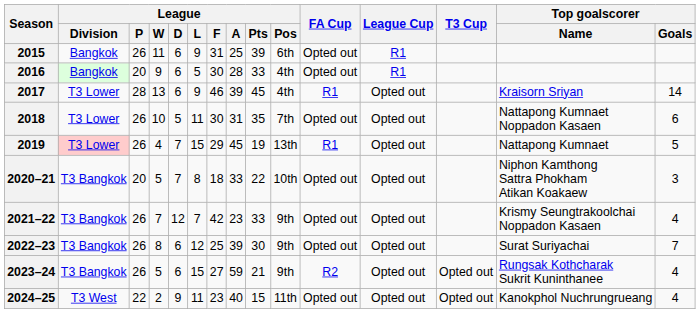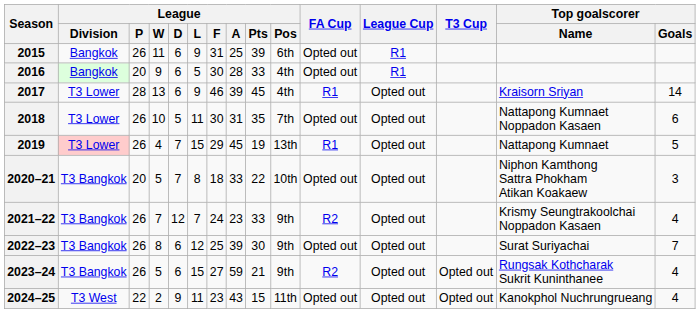(217, 219) 42 -> (217, 219) 24
(330, 219) Opted out -> (330, 219) R2
(236, 298) 40 -> (236, 298) 43
